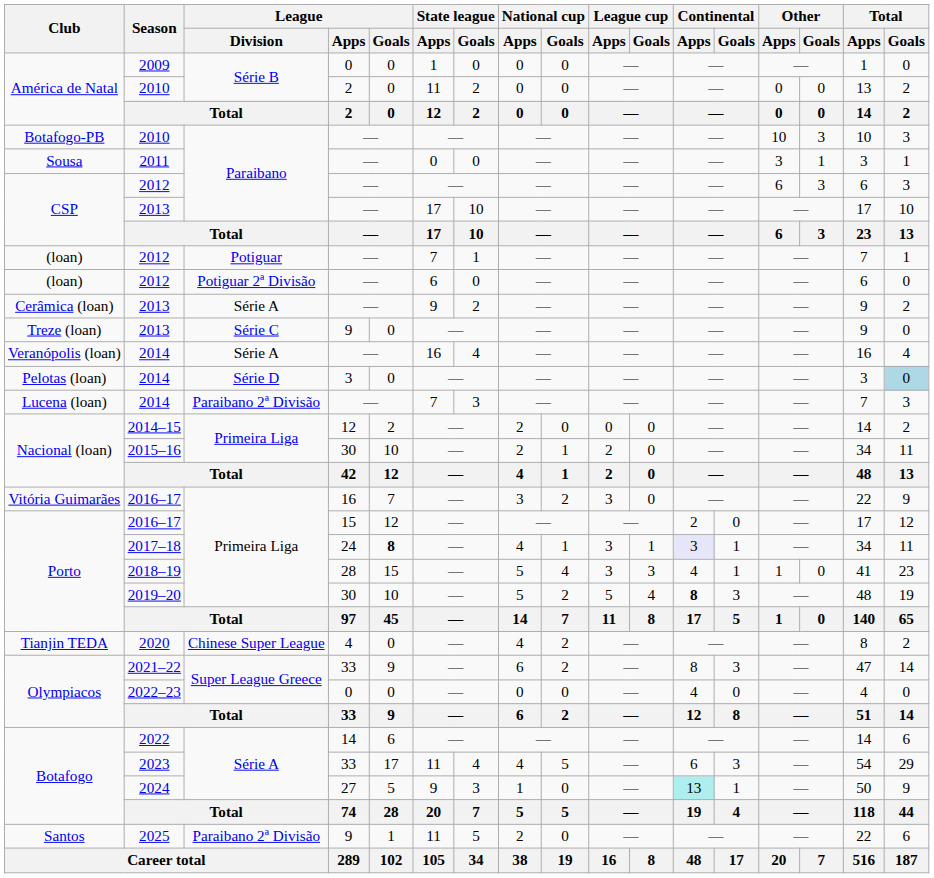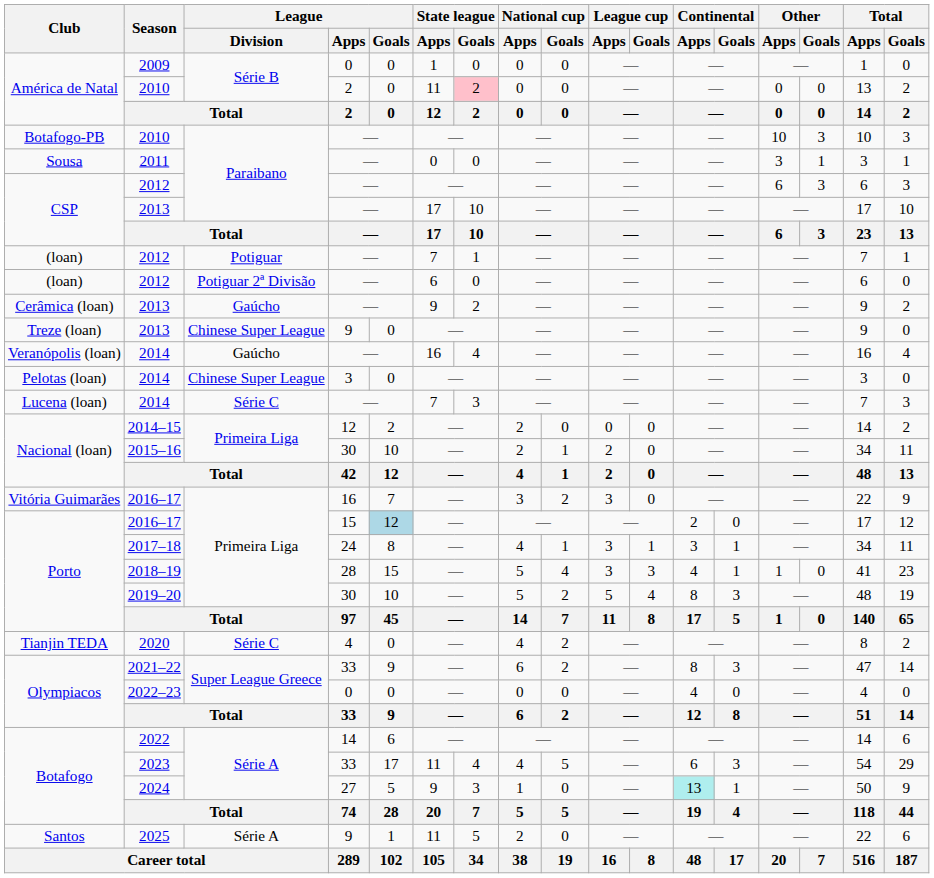(476, 88) no background -> (476, 88) pink background
(256, 305) Série A -> (256, 305) Gaúcho
(256, 329) Série C -> (256, 329) Chinese Super League
(256, 354) Série A -> (256, 354) Gaúcho
(256, 378) Série D -> (256, 378) Chinese Super League
(906, 378) lightblue background -> (906, 378) no background
(256, 402) Paraibano 2ª Divisão -> (256, 402) Série C
(391, 522) no background -> (391, 522) lightblue background
(391, 546) bold -> (391, 546) normal
(694, 546) lavender background -> (694, 546) no background
(694, 595) bold -> (694, 595) normal
(256, 643) Chinese Super League -> (256, 643) Série C
(256, 836) Paraibano 2ª Divisão -> (256, 836) Série A
